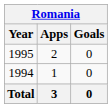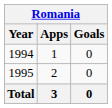rows swapped: (21, 73) <-> (21, 53)
